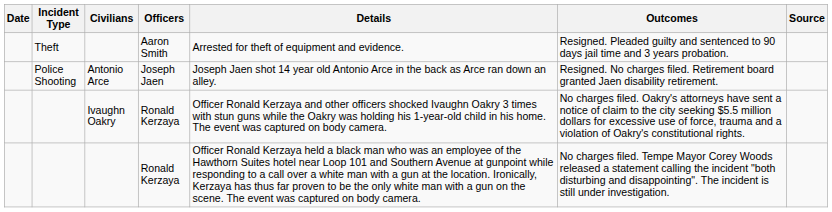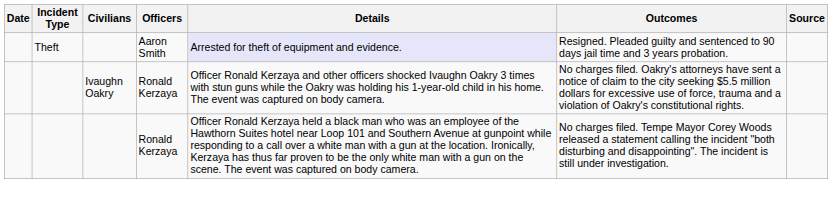(298, 47) no background -> (296, 47) lavender background
- row: (55, 76)
